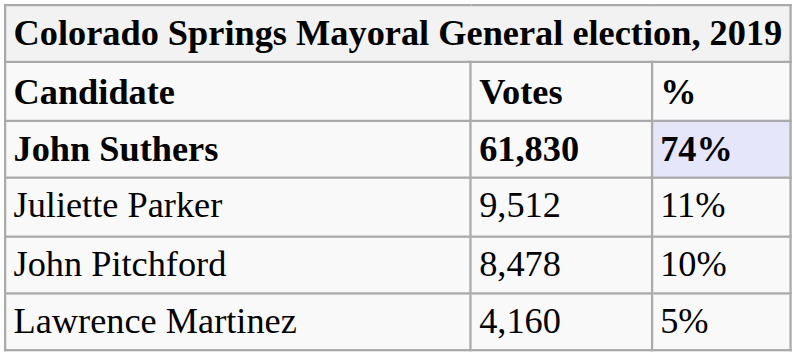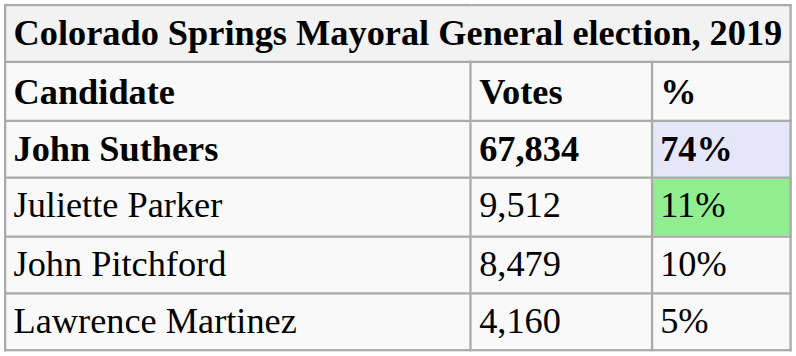(529, 148) 61,830 -> (529, 148) 67,834
(693, 206) no background -> (693, 206) lightgreen background
(520, 263) 8,478 -> (520, 263) 8,479
